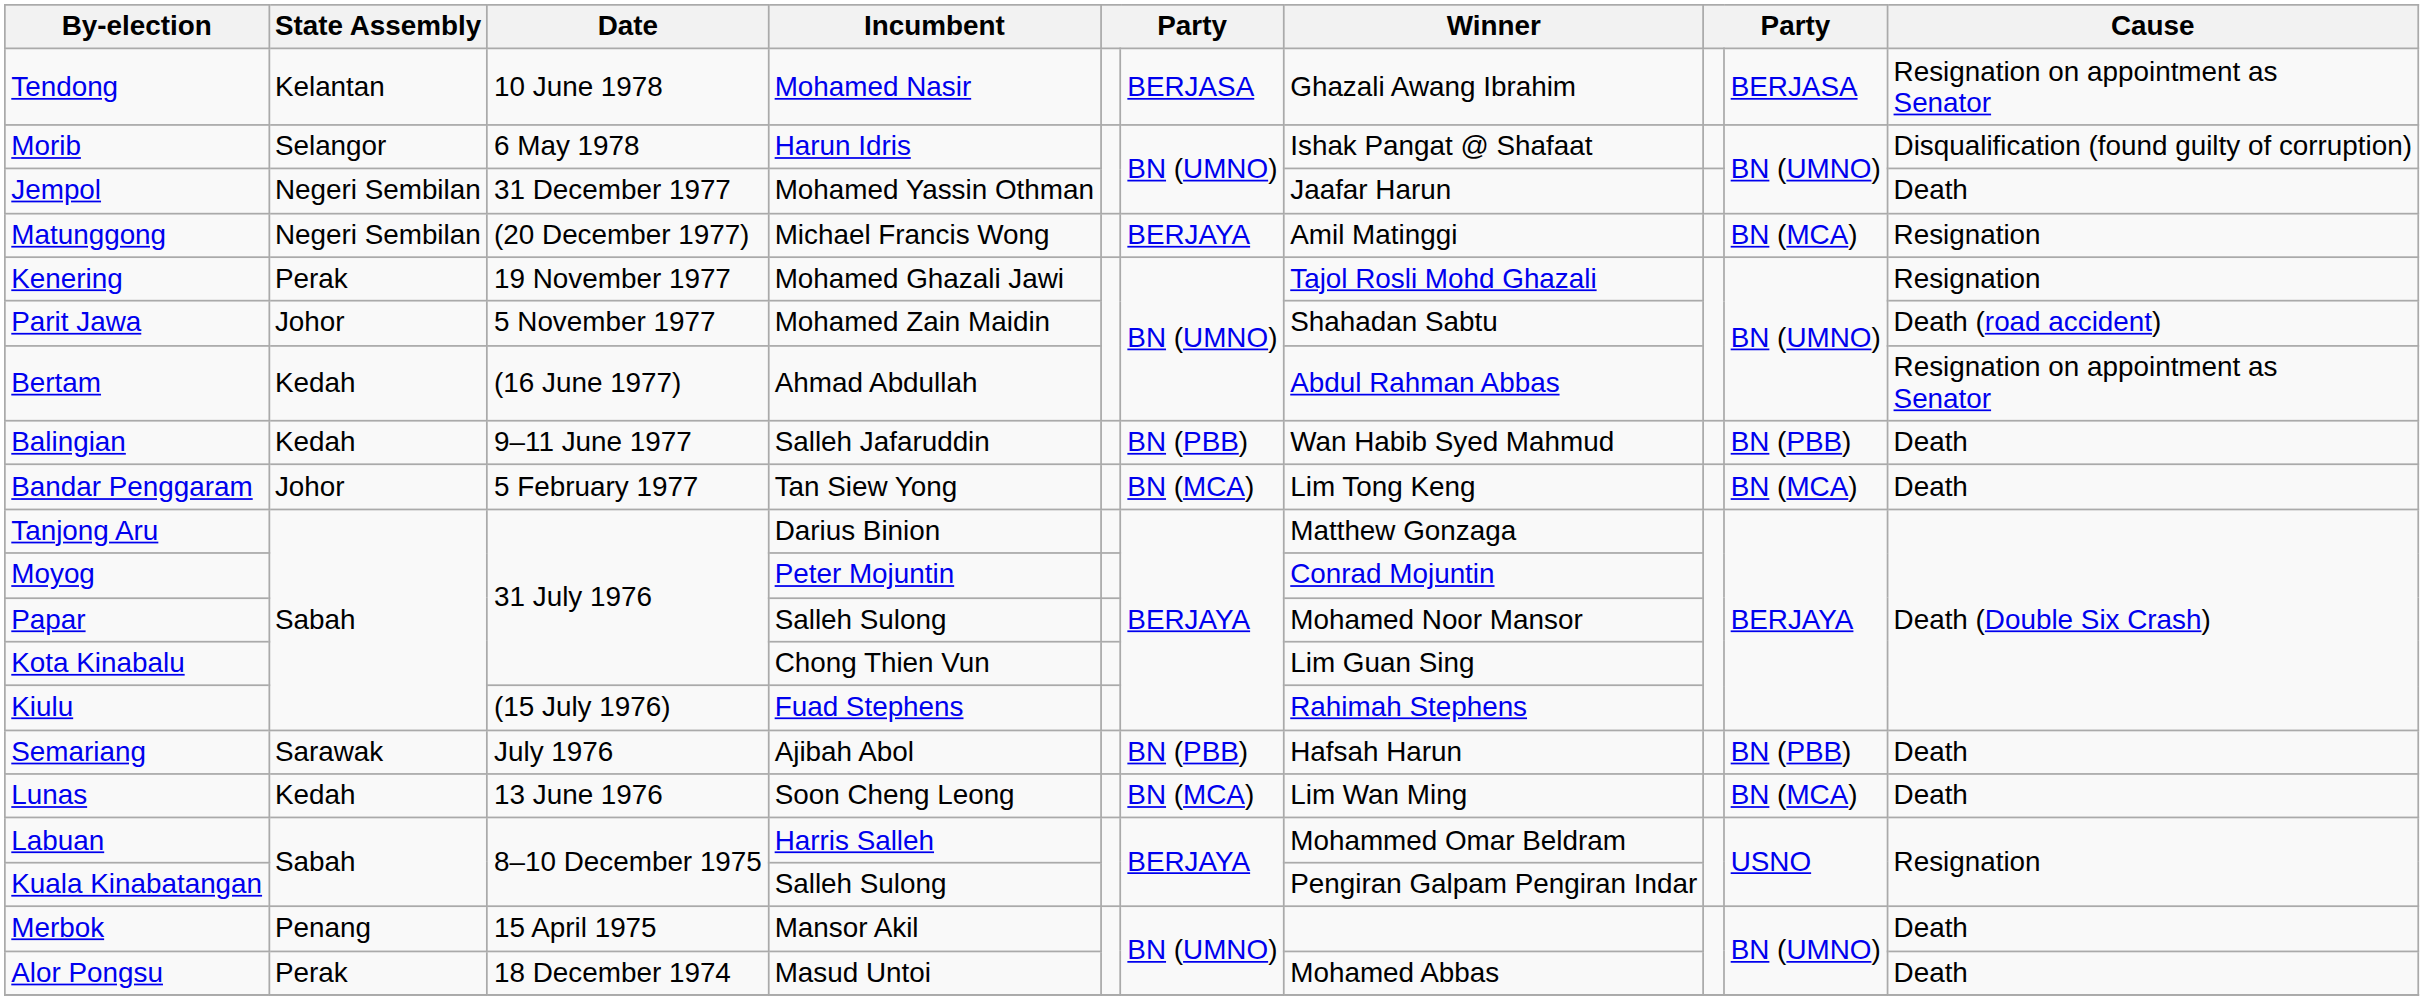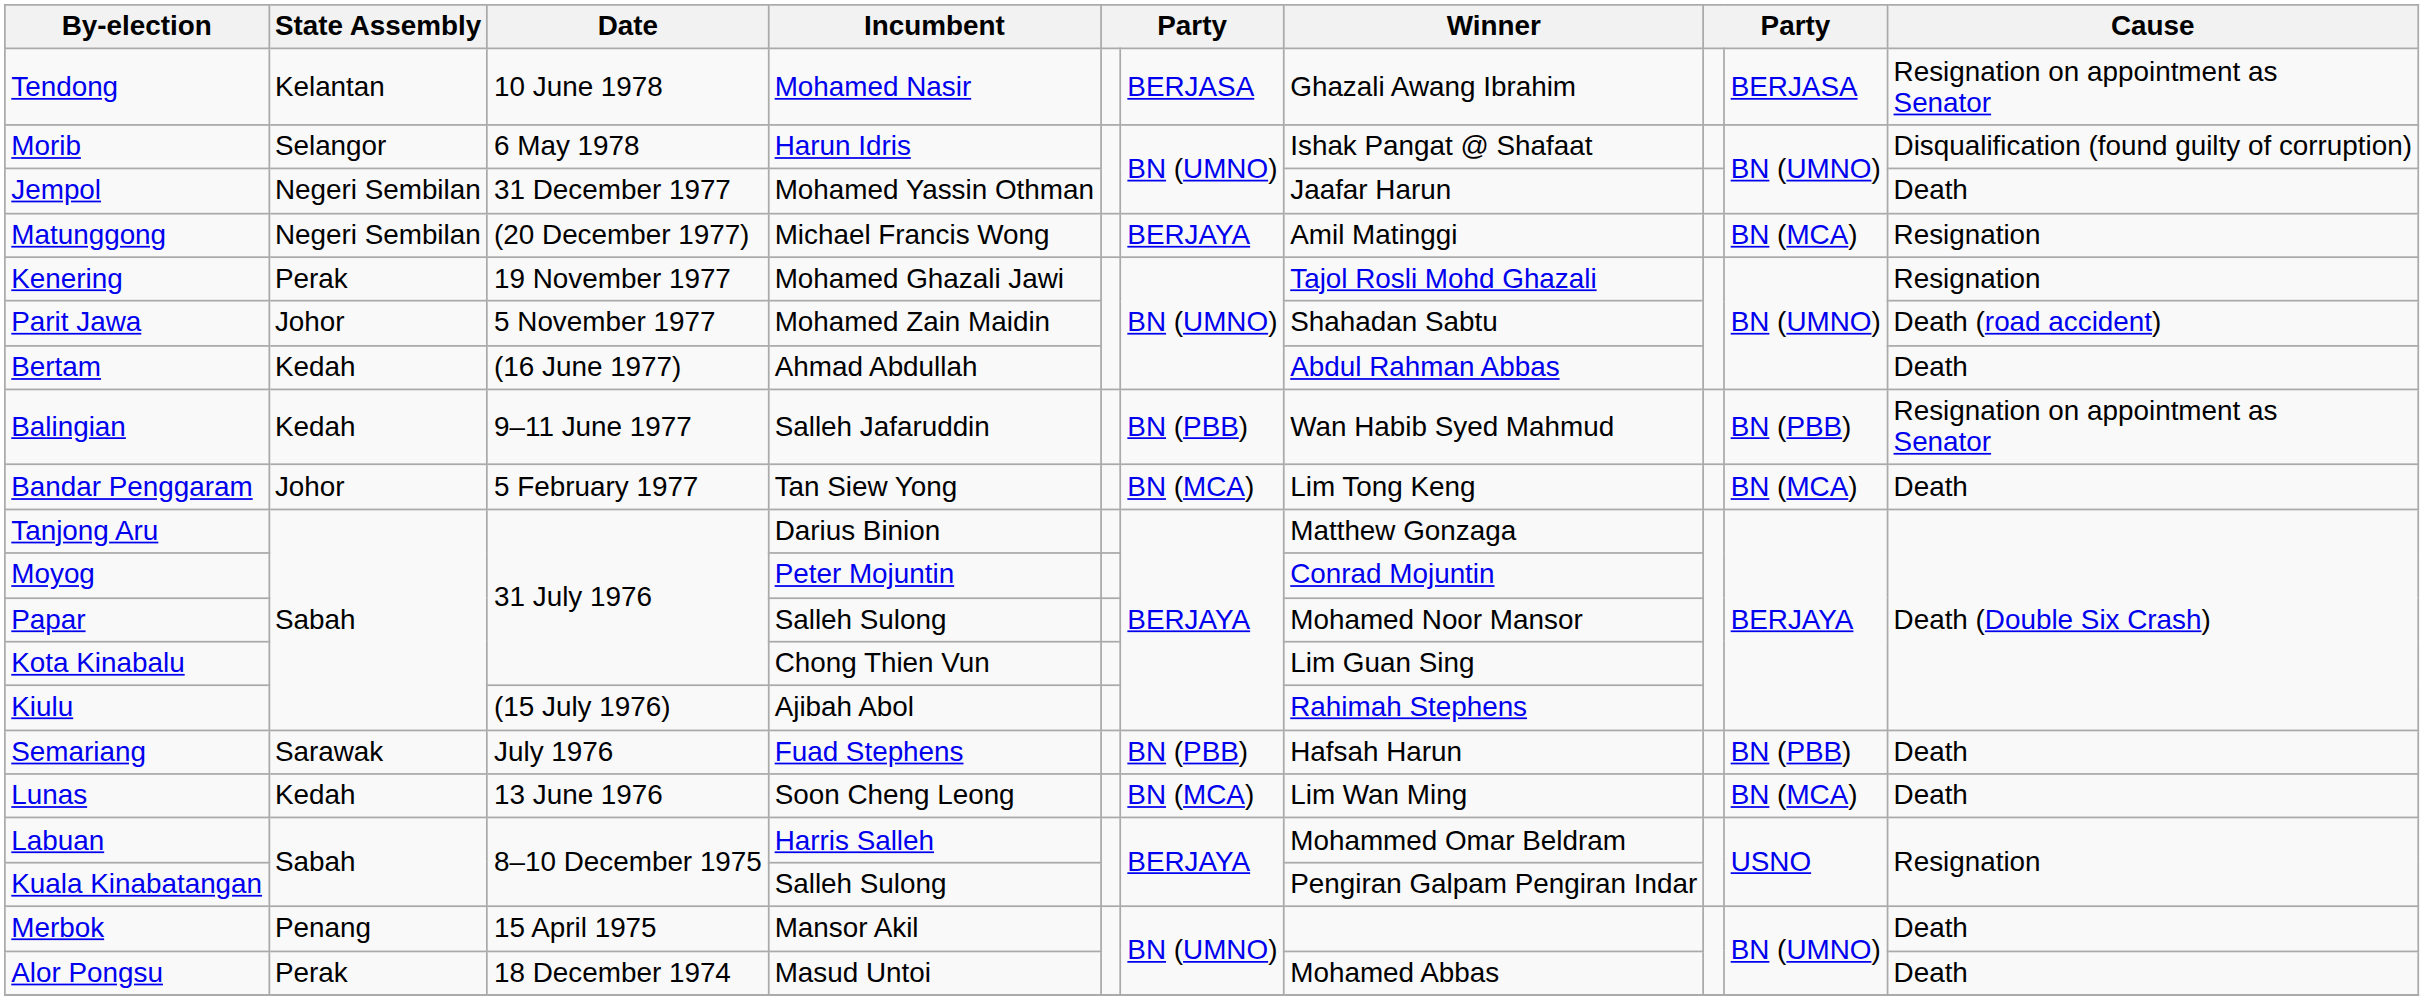(2085, 382) Resignation on appointment as Senator -> (1931, 366) Death
(1931, 442) Death -> (2085, 426) Resignation on appointment as Senator
(869, 707) Fuad Stephens -> (844, 707) Ajibah Abol
(844, 751) Ajibah Abol -> (869, 751) Fuad Stephens
